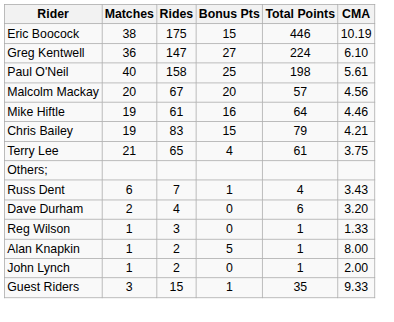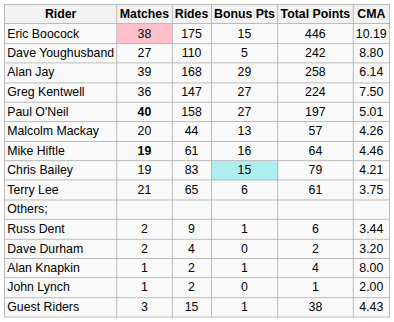(129, 33) no background -> (144, 33) pink background
+ row: (61, 53)
+ row: (31, 72)
(356, 53) 6.10 -> (371, 92) 7.50
(129, 72) normal -> (144, 111) bold
(229, 72) 25 -> (244, 111) 27
(300, 72) 198 -> (315, 111) 197
(356, 72) 5.61 -> (371, 111) 5.01
(176, 92) 67 -> (192, 131) 44
(229, 92) 20 -> (244, 131) 13
(356, 92) 4.56 -> (371, 131) 4.26
(129, 111) normal -> (144, 151) bold
(229, 131) no background -> (244, 170) paleturquoise background
(229, 151) 4 -> (244, 190) 6
(129, 190) 6 -> (144, 229) 2
(176, 190) 7 -> (192, 229) 9
(300, 190) 4 -> (315, 229) 6
(356, 190) 3.43 -> (371, 229) 3.44
(300, 209) 6 -> (315, 248) 2
- row: (39, 229)
(229, 248) 5 -> (244, 268) 1
(300, 248) 1 -> (315, 268) 4
(300, 287) 35 -> (315, 307) 38
(356, 287) 9.33 -> (371, 307) 4.43
